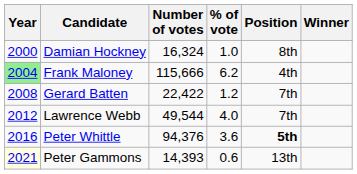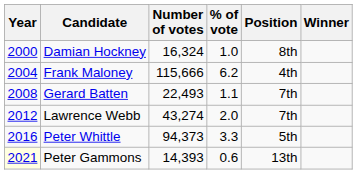(22, 72) lightgreen background -> (22, 72) no background
(183, 94) 22,422 -> (183, 94) 22,493
(229, 94) 1.2 -> (229, 94) 1.1
(183, 115) 49,544 -> (183, 115) 43,274
(229, 115) 4.0 -> (229, 115) 2.0
(183, 136) 94,376 -> (183, 136) 94,373
(229, 136) 3.6 -> (229, 136) 3.3
(287, 136) bold -> (288, 136) normal
